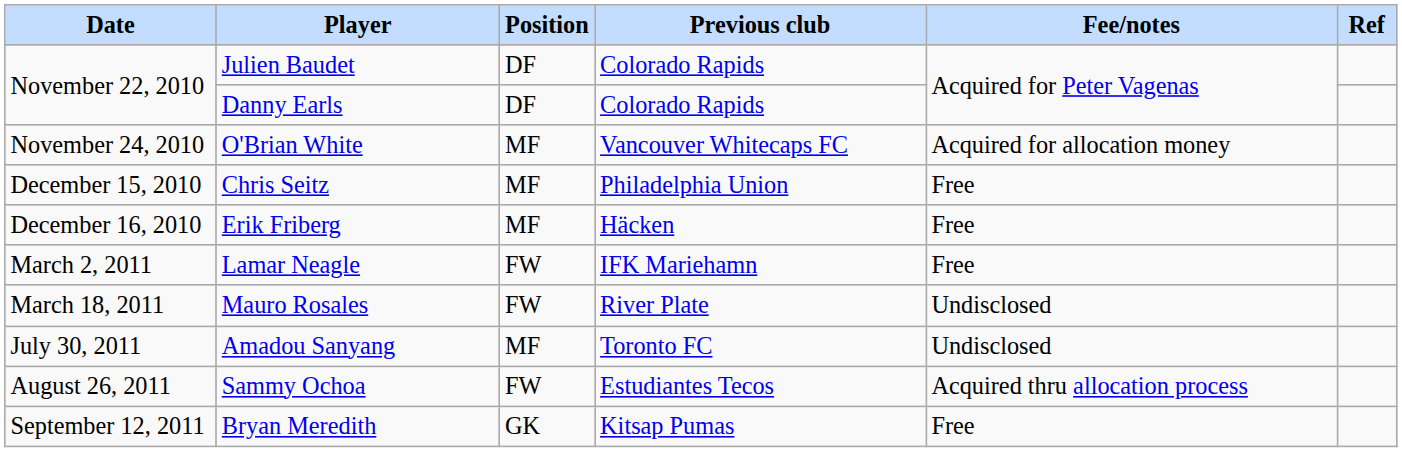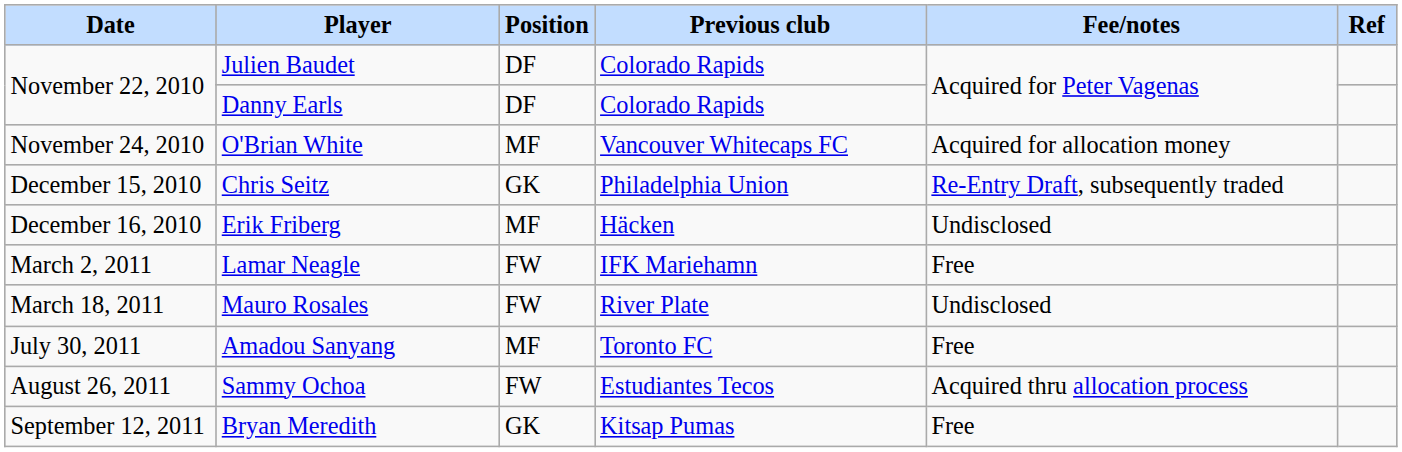(523, 185) MF -> (523, 185) GK
(953, 185) Free -> (1108, 185) Re-Entry Draft, subsequently traded
(953, 225) Free -> (991, 225) Undisclosed
(991, 345) Undisclosed -> (953, 345) Free
